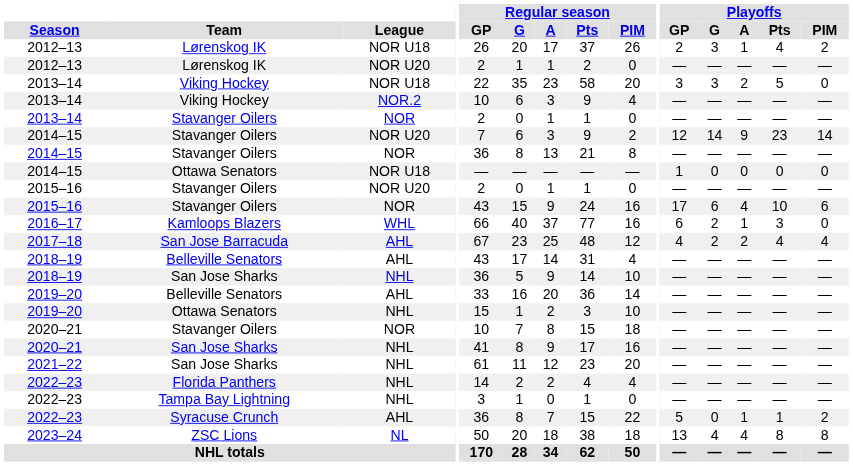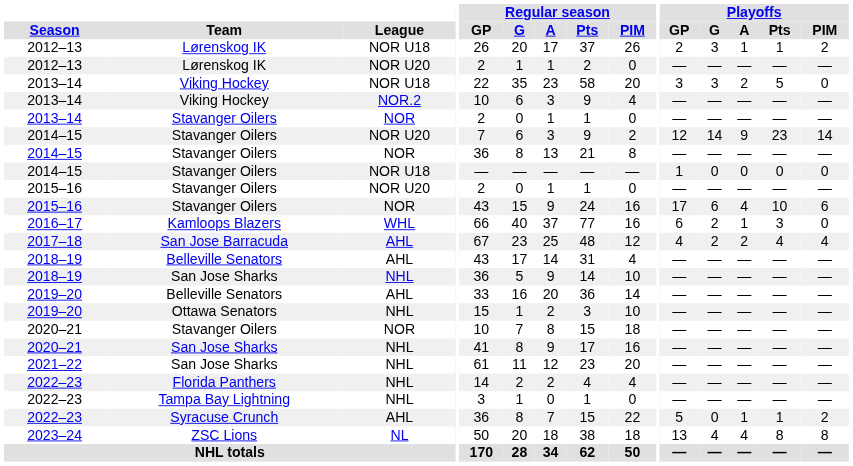(780, 48) 4 -> (780, 48) 1
(224, 171) Ottawa Senators -> (224, 171) Stavanger Oilers
